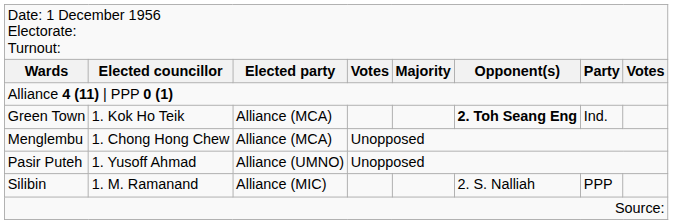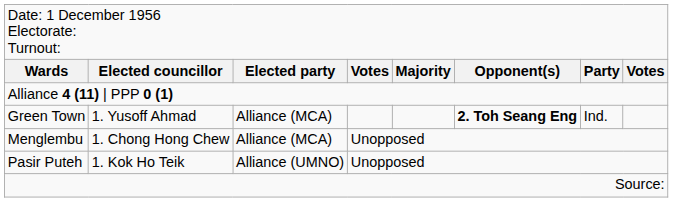(138, 116) 1. Kok Ho Teik -> (144, 116) 1. Yusoff Ahmad
(144, 162) 1. Yusoff Ahmad -> (138, 162) 1. Kok Ho Teik
- row: (27, 185)
